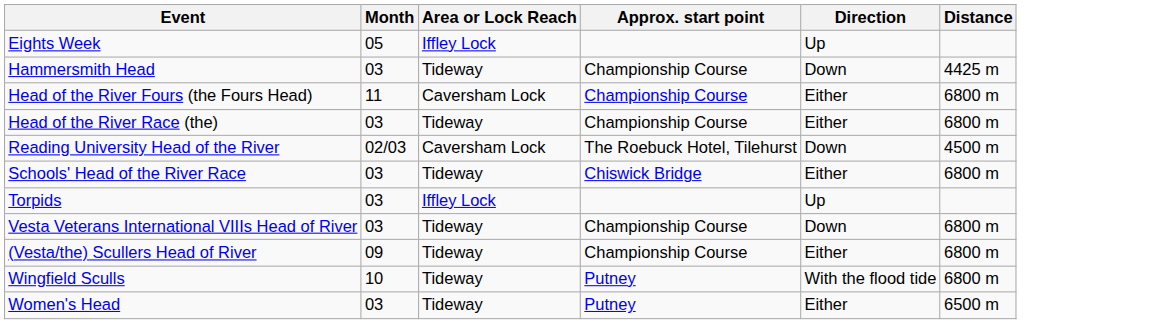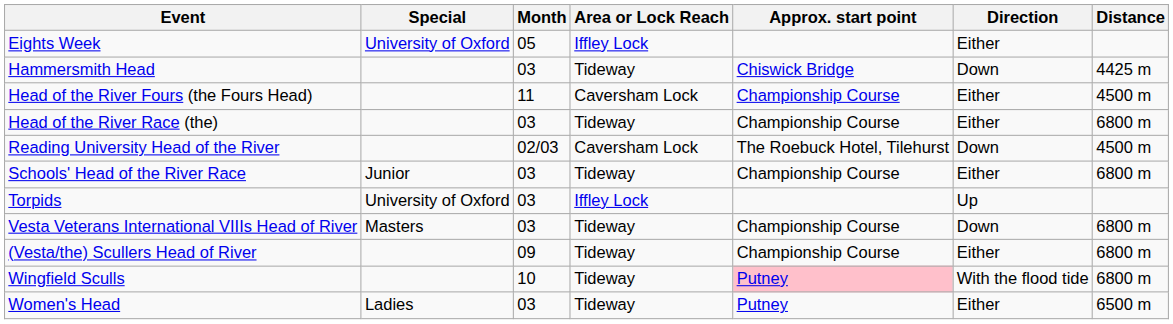+ column: (437, 17)
(815, 43) Up -> (978, 43) Either
(666, 69) Championship Course -> (795, 69) Chiswick Bridge
(971, 95) 6800 m -> (1124, 95) 4500 m
(643, 174) Chiswick Bridge -> (818, 174) Championship Course
(610, 278) no background -> (762, 278) pink background
